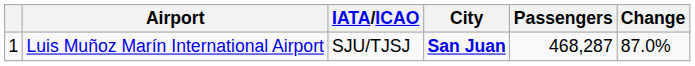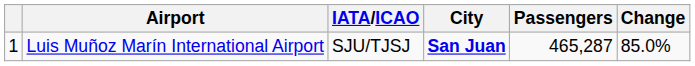(581, 46) 468,287 -> (581, 46) 465,287
(646, 46) 87.0% -> (646, 46) 85.0%
